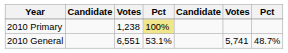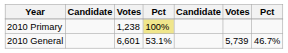(128, 41) 6,551 -> (128, 41) 6,601
(237, 41) 5,741 -> (237, 41) 5,739
(267, 41) 48.7% -> (267, 41) 46.7%
